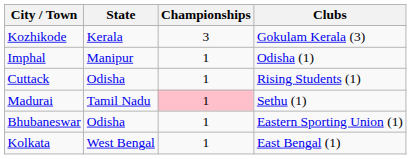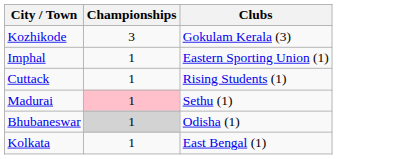- column: (121, 15)
(285, 57) Odisha (1) -> (256, 57) Eastern Sporting Union (1)
(206, 121) no background -> (132, 121) lightgrey background
(330, 121) Eastern Sporting Union (1) -> (211, 121) Odisha (1)
